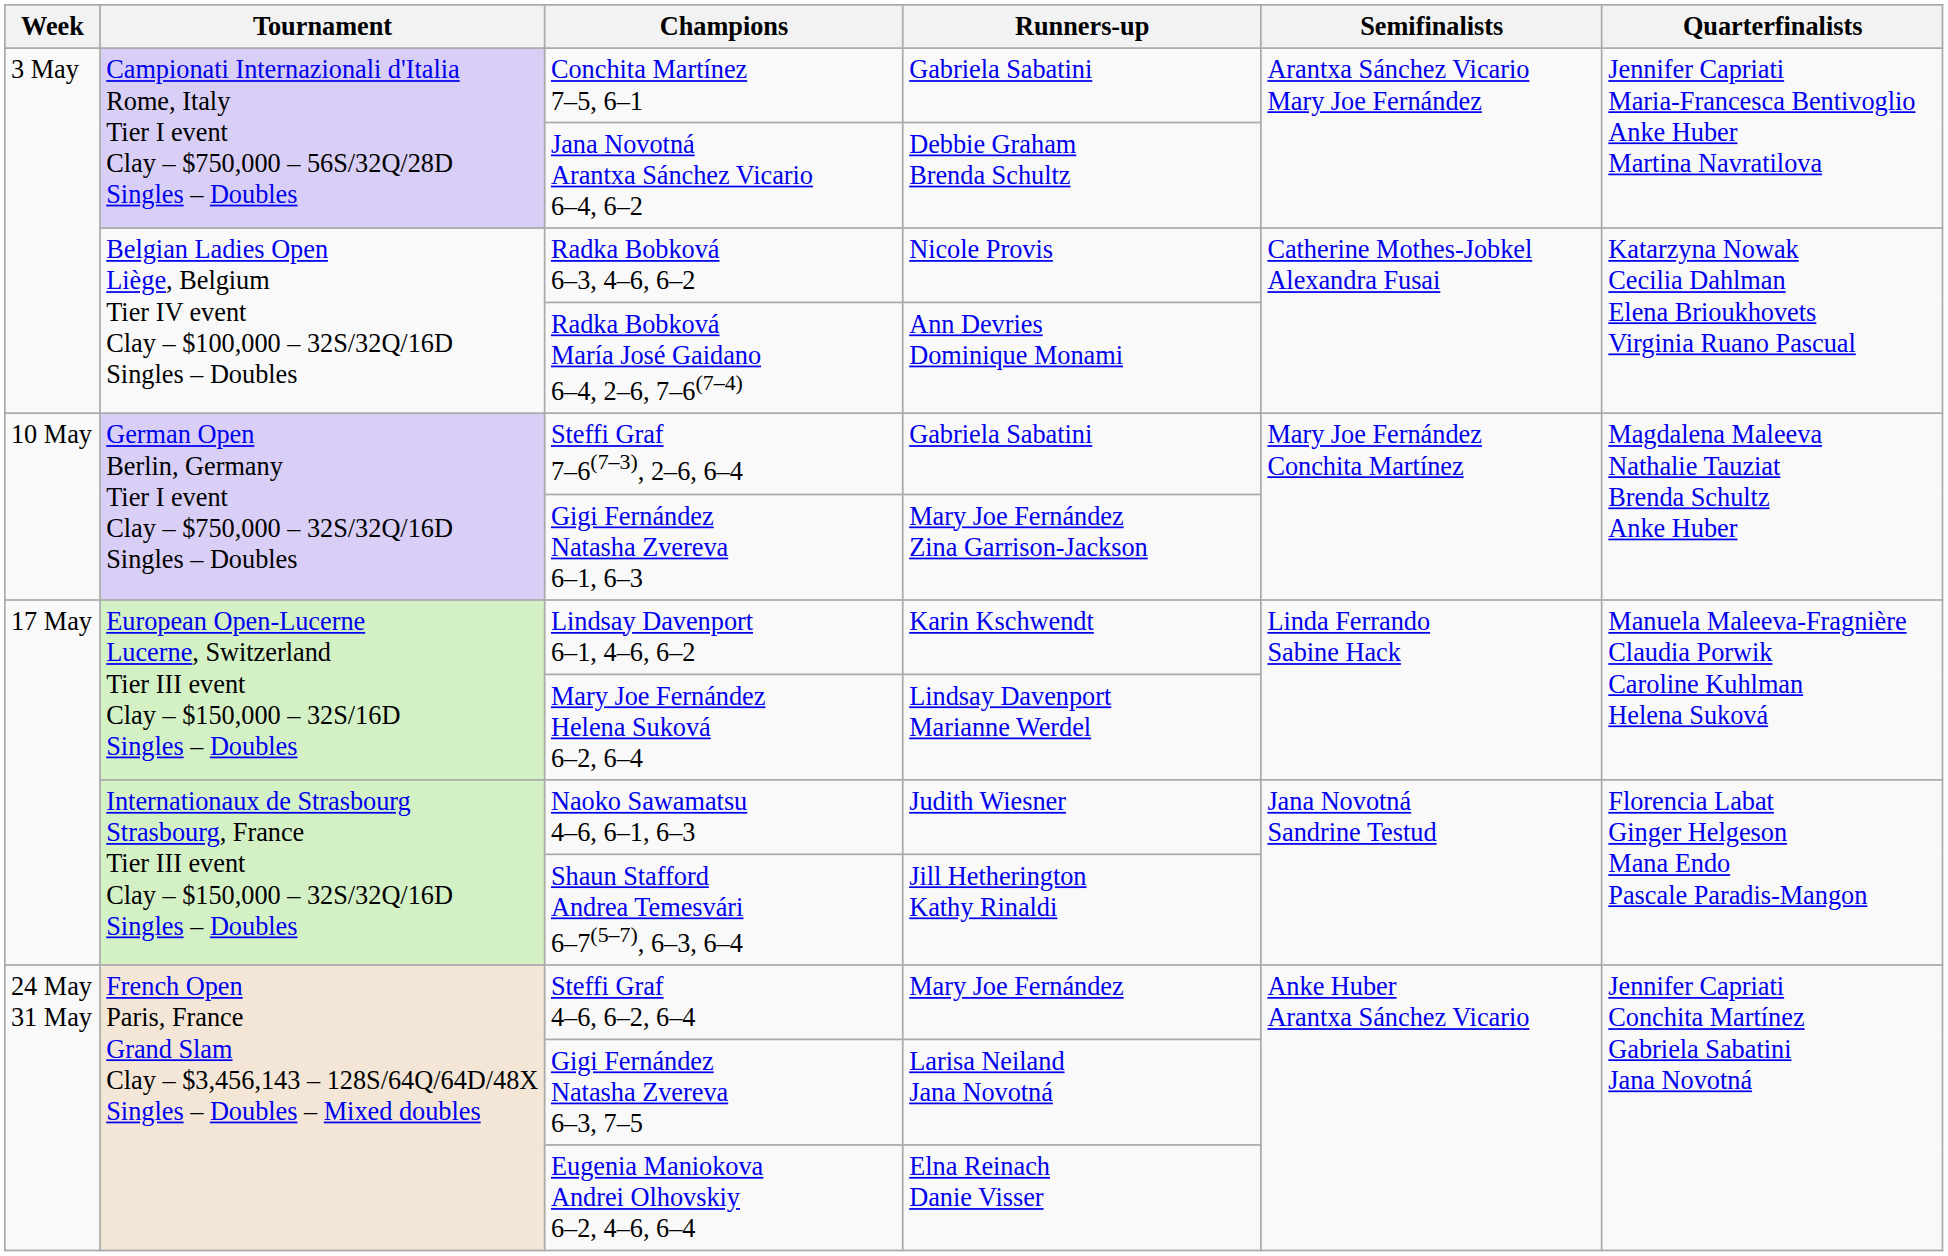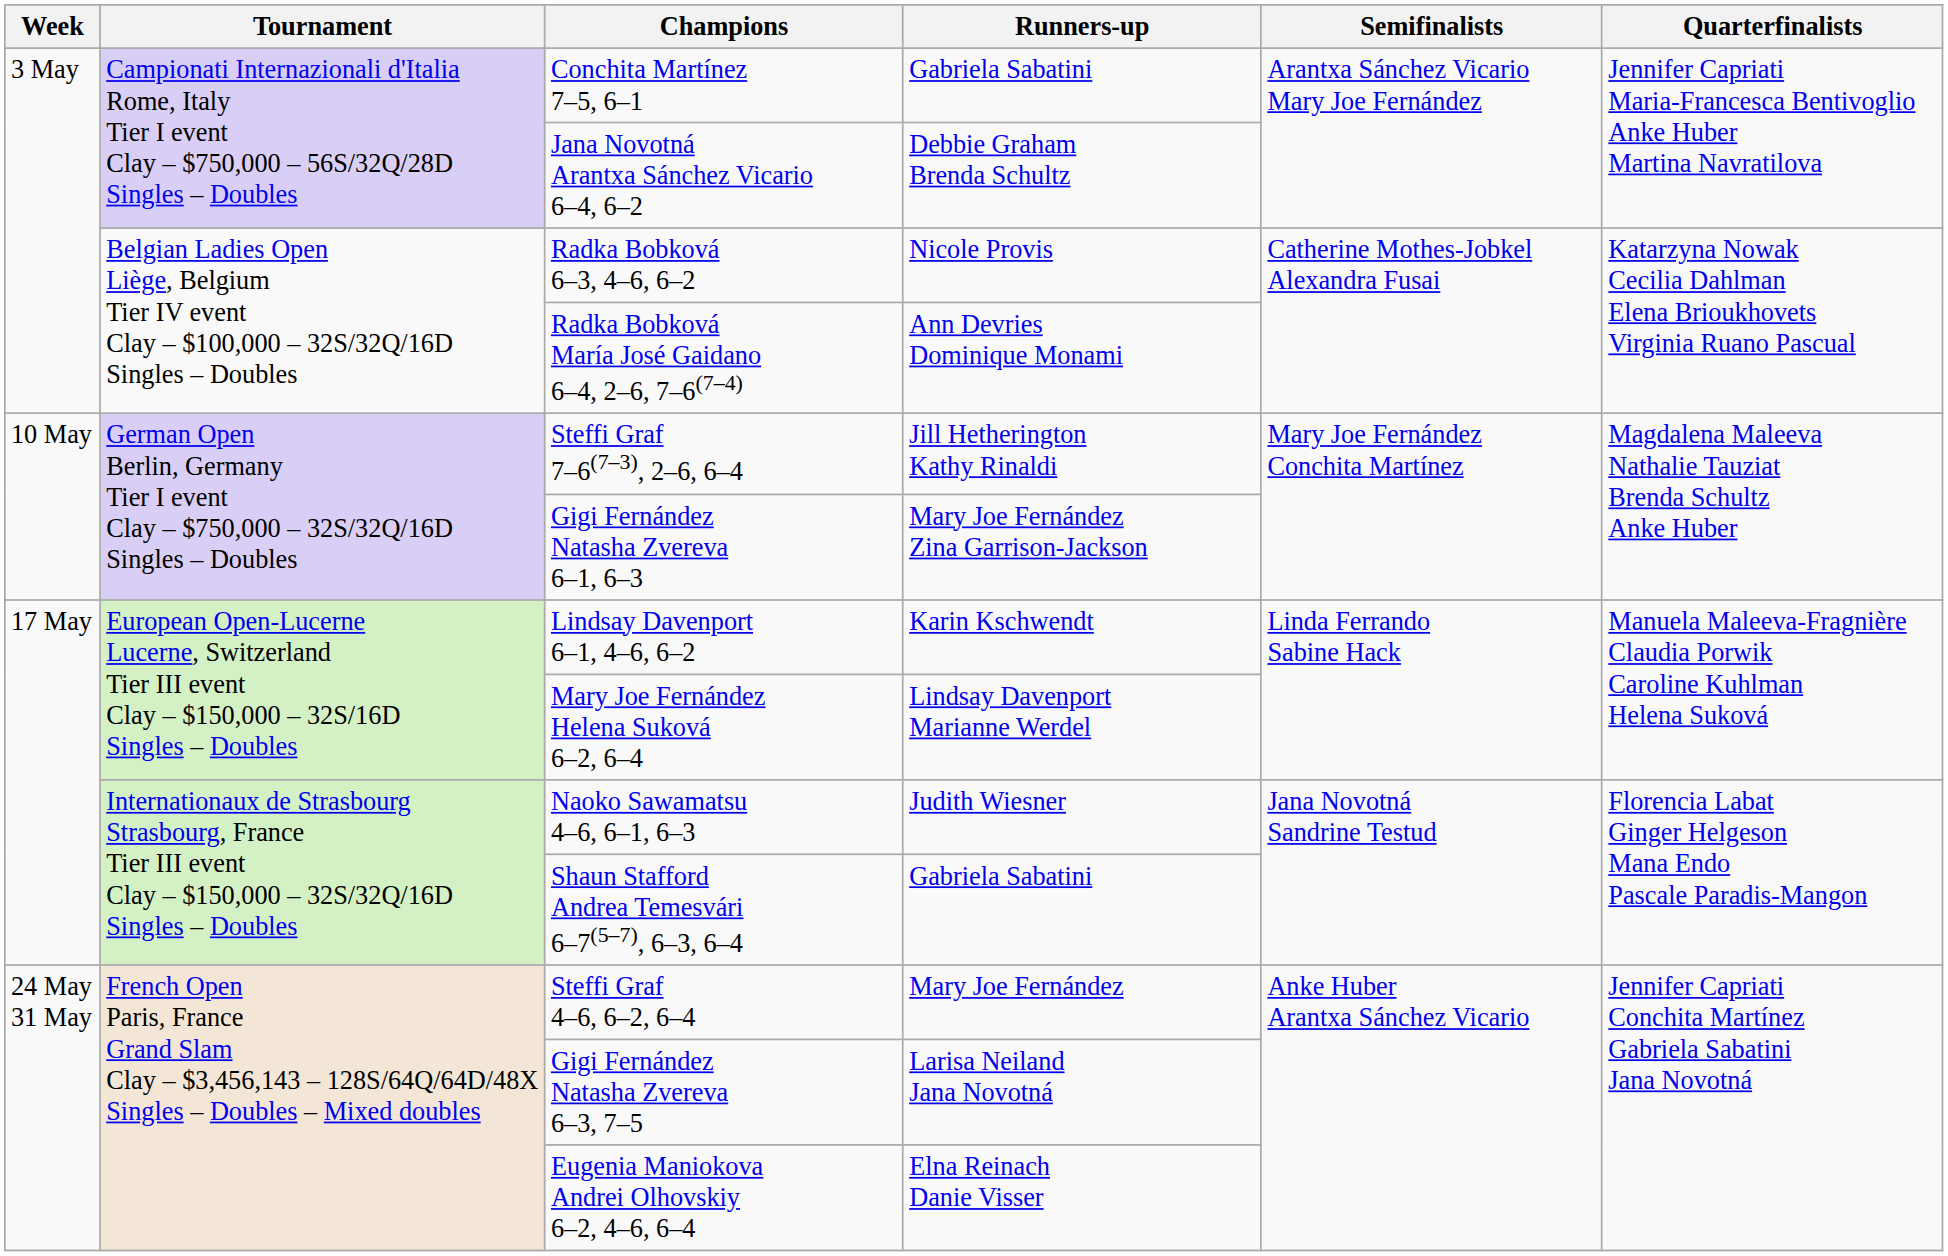(1001, 435) Gabriela Sabatini -> (998, 450) Jill Hetherington Kathy Rinaldi
(998, 890) Jill Hetherington Kathy Rinaldi -> (1001, 875) Gabriela Sabatini
